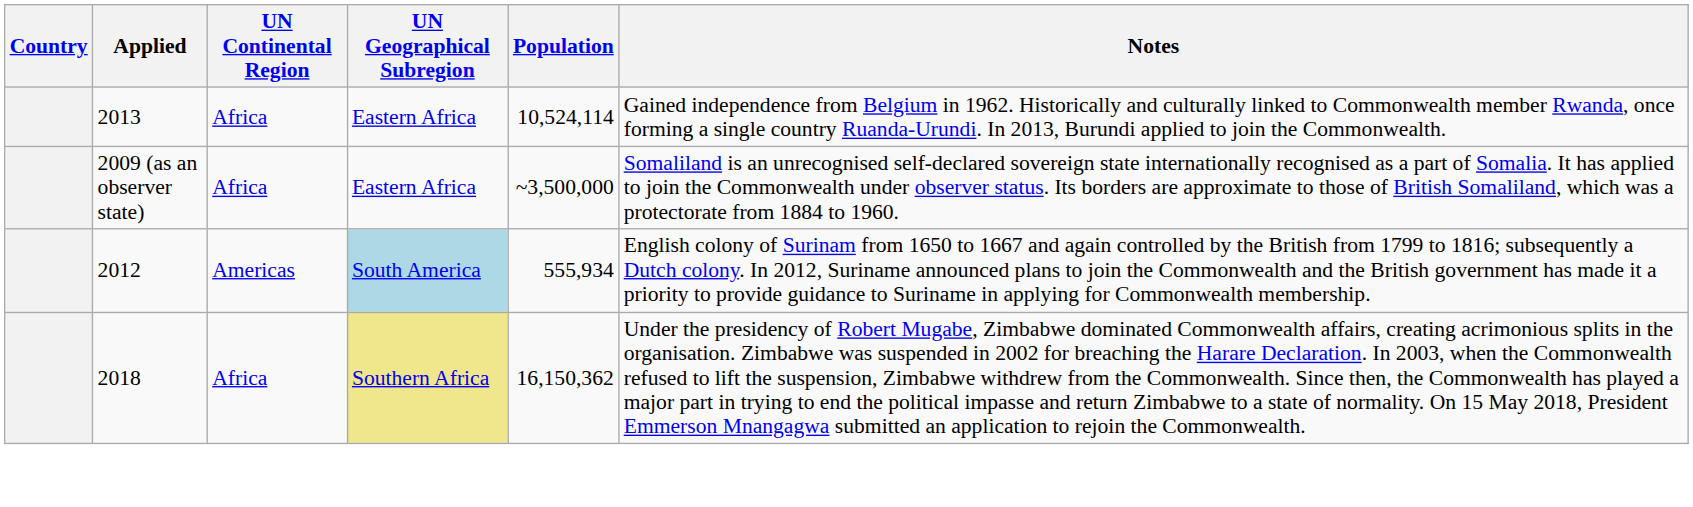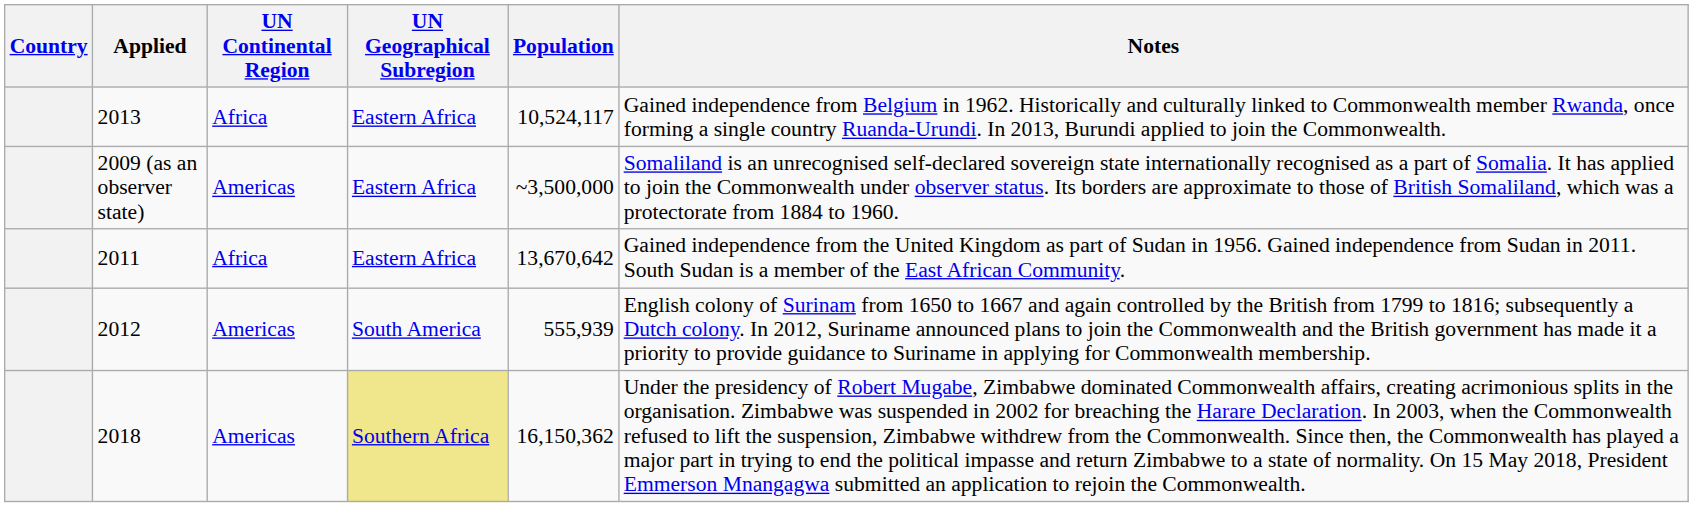(566, 116) 10,524,114 -> (566, 116) 10,524,117
(240, 187) Africa -> (254, 187) Americas
+ row: (119, 258)
(416, 270) lightblue background -> (416, 328) no background
(579, 270) 555,934 -> (579, 328) 555,939
(240, 377) Africa -> (254, 435) Americas
